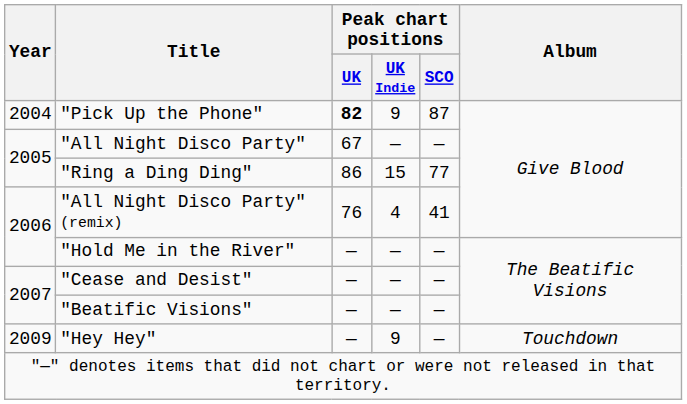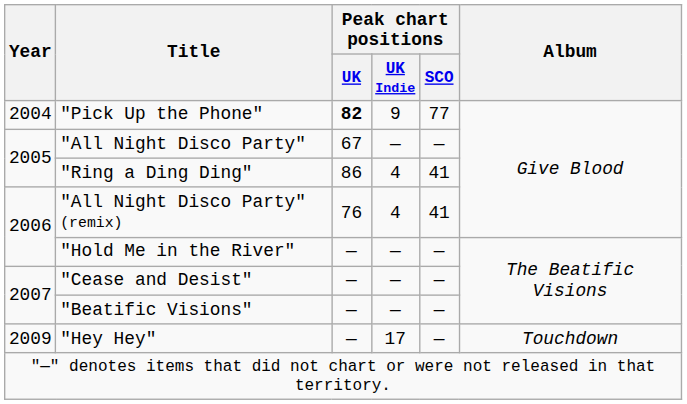(439, 115) 87 -> (439, 115) 77
(395, 173) 15 -> (395, 173) 4
(439, 173) 77 -> (439, 173) 41
(395, 339) 9 -> (395, 339) 17
